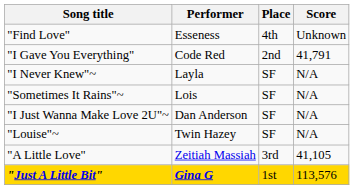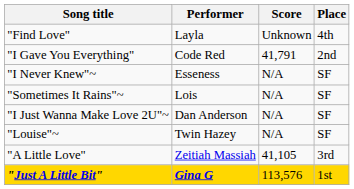columns swapped: (276, 14) <-> (321, 14)
(197, 34) Esseness -> (189, 34) Layla
(189, 74) Layla -> (197, 74) Esseness
